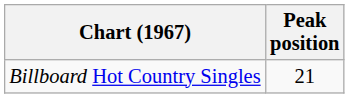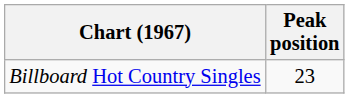(305, 76) 21 -> (305, 76) 23
